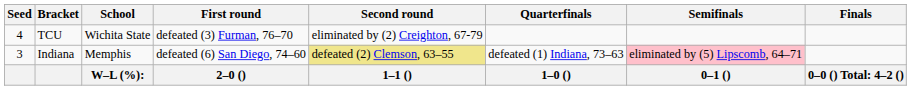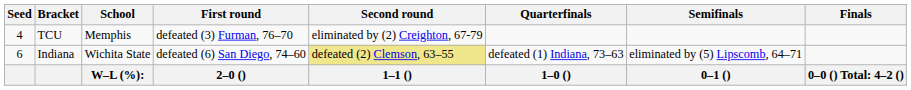(118, 35) Wichita State -> (108, 35) Memphis
(20, 55) 3 -> (20, 55) 6
(108, 55) Memphis -> (118, 55) Wichita State
(716, 55) pink background -> (716, 55) no background
